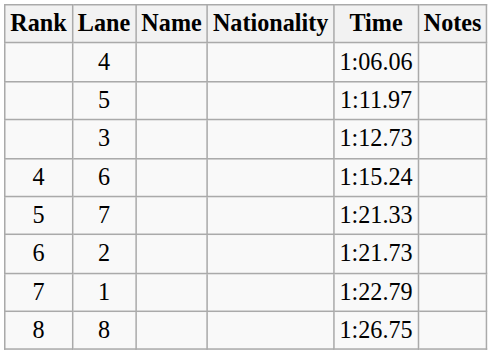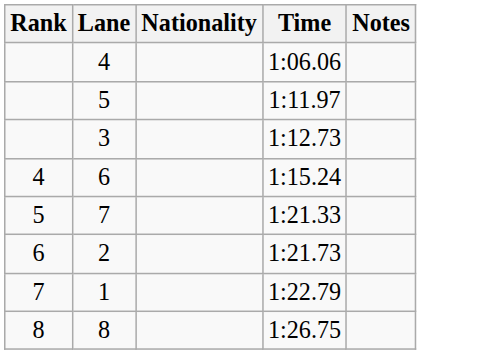- column: (172, 23)
